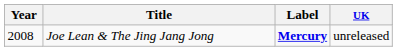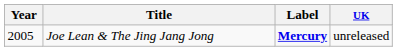(21, 35) 2008 -> (21, 35) 2005
